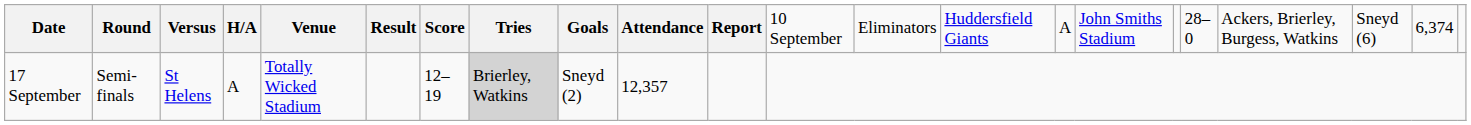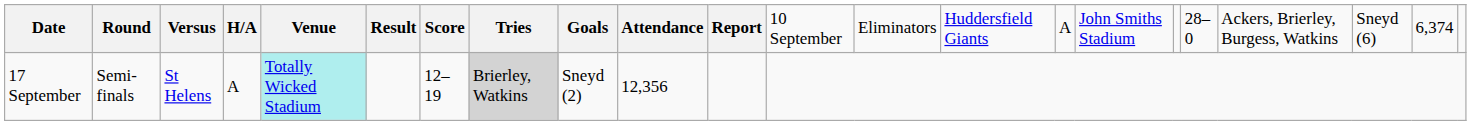(293, 86) no background -> (293, 86) paleturquoise background
(644, 86) 12,357 -> (644, 86) 12,356
